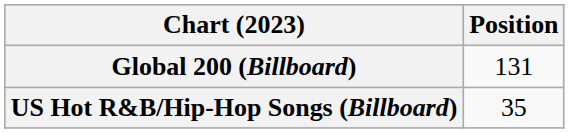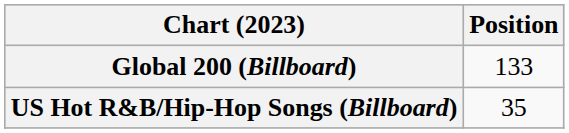(514, 66) 131 -> (514, 66) 133
